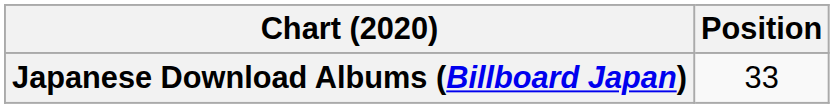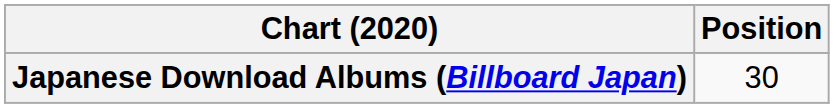(762, 77) 33 -> (762, 77) 30
